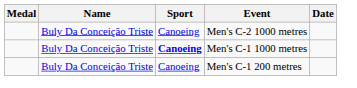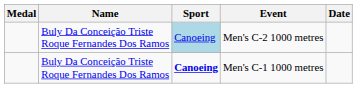(97, 31) Buly Da Conceição Triste -> (105, 37) Buly Da Conceição Triste Roque Fernandes Dos Ramos
(179, 31) no background -> (195, 37) lightblue background
(97, 49) Buly Da Conceição Triste -> (105, 68) Buly Da Conceição Triste Roque Fernandes Dos Ramos
- row: (254, 66)
